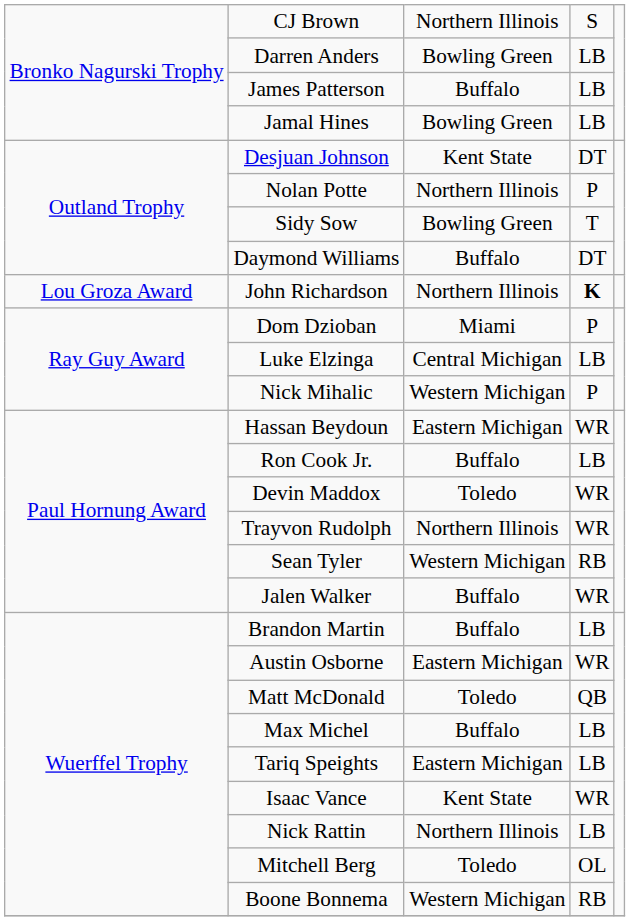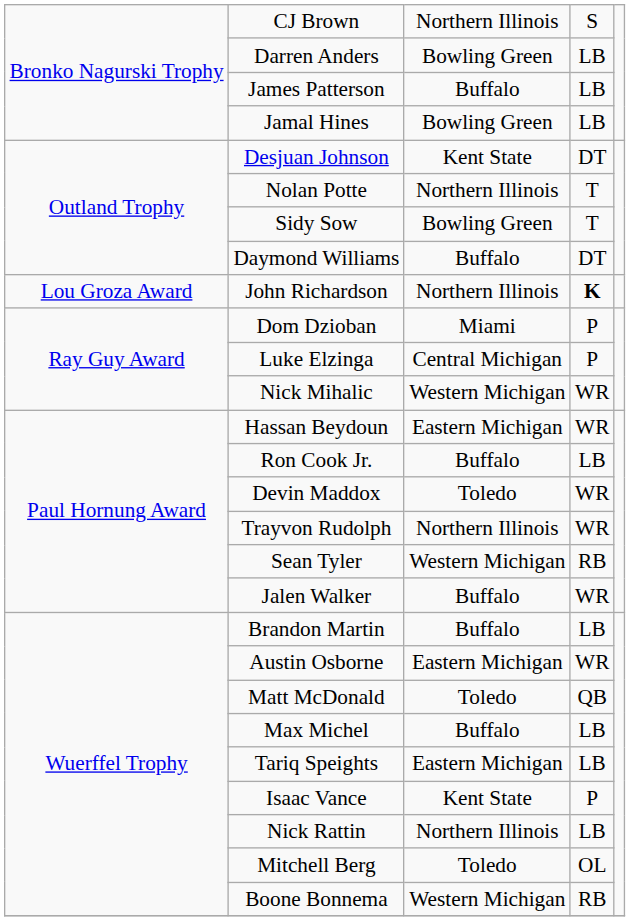(592, 190) P -> (592, 190) T
(592, 358) LB -> (592, 358) P
(592, 392) P -> (592, 392) WR
(592, 797) WR -> (592, 797) P
